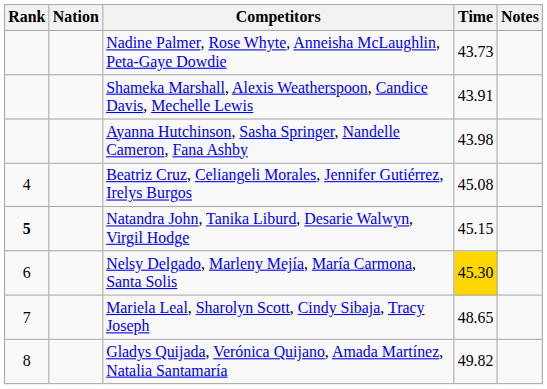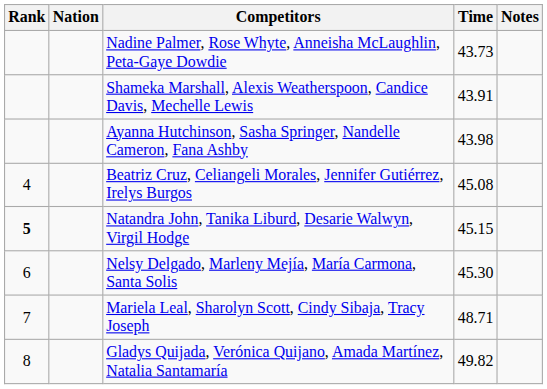(476, 272) gold background -> (476, 272) no background
(476, 316) 48.65 -> (476, 316) 48.71
